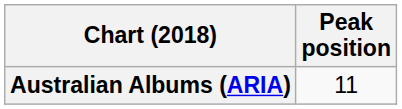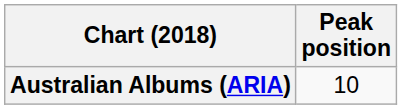(346, 85) 11 -> (346, 85) 10
